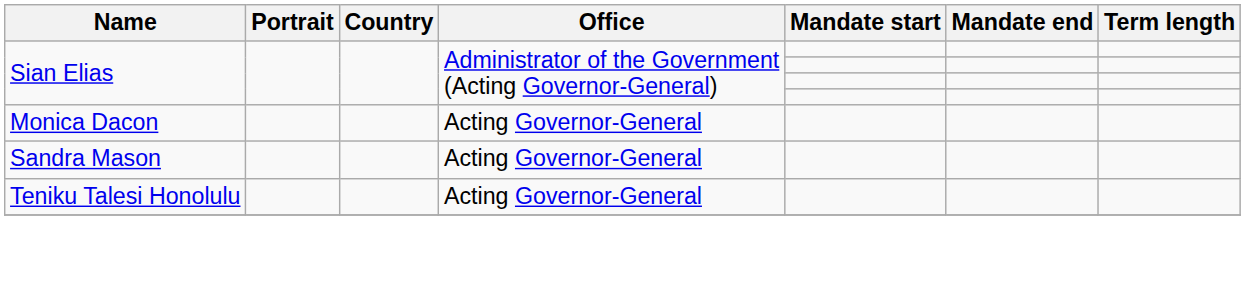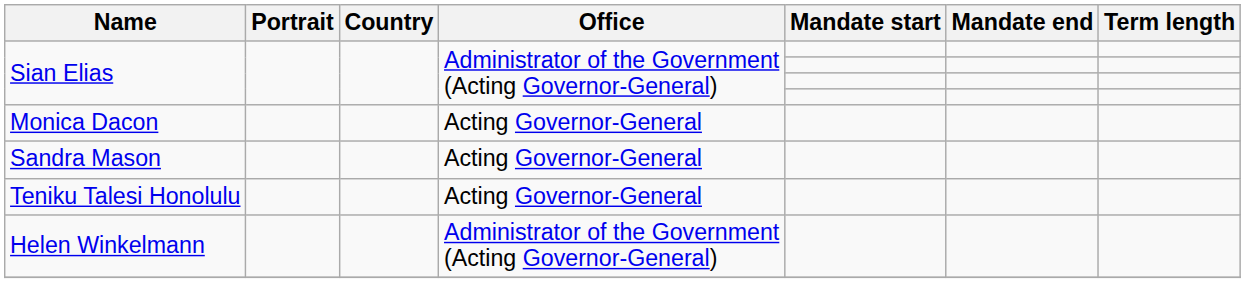+ row: (107, 246)
